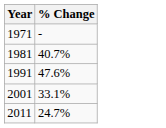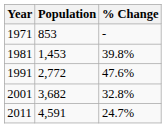+ column: (67, 14)
(54, 53) 40.7% -> (118, 53) 39.8%
(54, 93) 33.1% -> (118, 93) 32.8%
